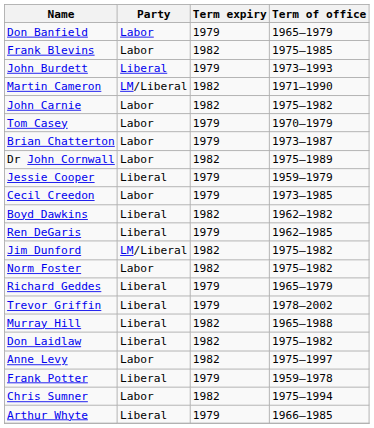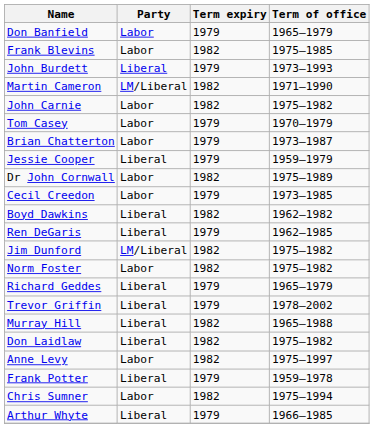rows swapped: (51, 178) <-> (61, 159)
